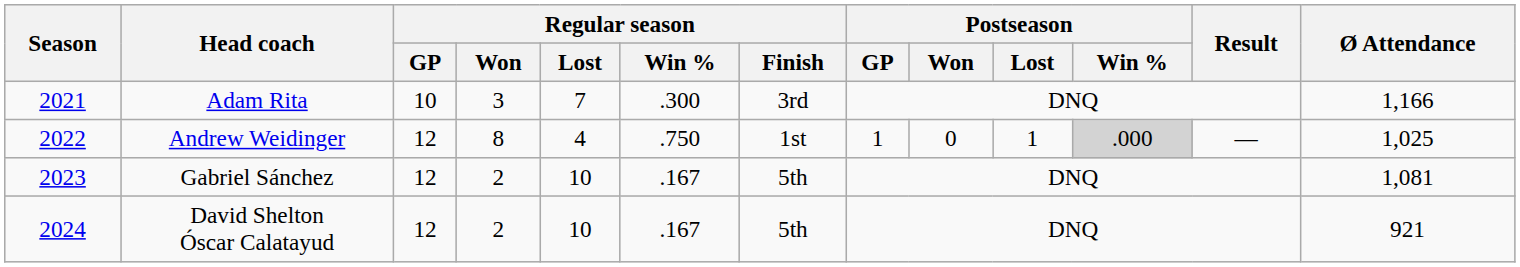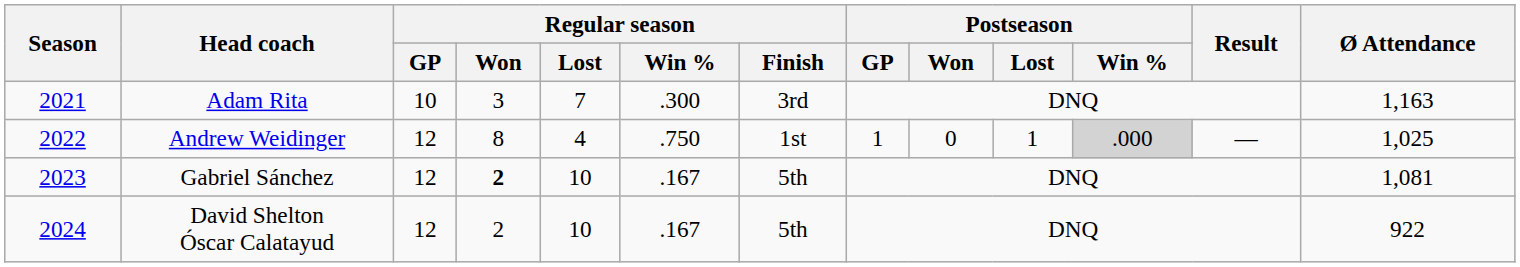(1408, 100) 1,166 -> (1408, 100) 1,163
(498, 177) normal -> (498, 177) bold
(1408, 229) 921 -> (1408, 229) 922
